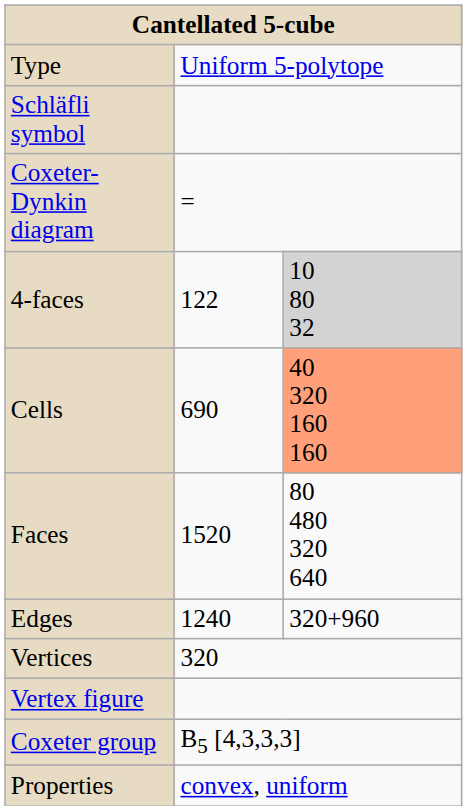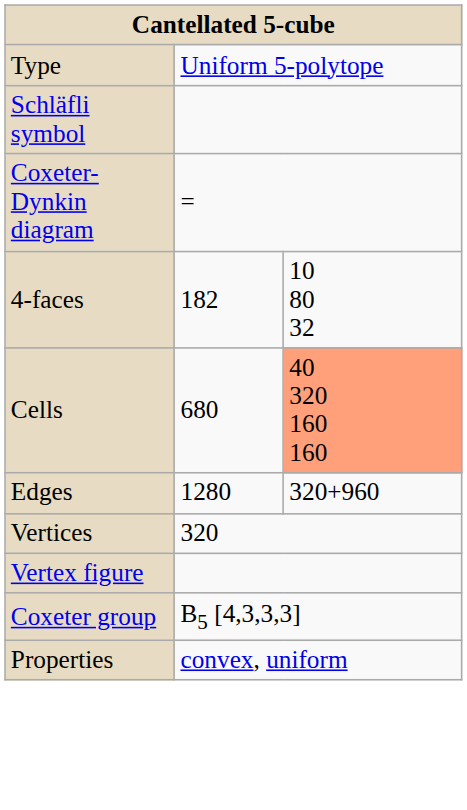(199, 298) 122 -> (199, 298) 182
(302, 298) lightgrey background -> (302, 298) no background
(199, 410) 690 -> (199, 410) 680
- row: (40, 535)
(206, 618) 1240 -> (206, 492) 1280
